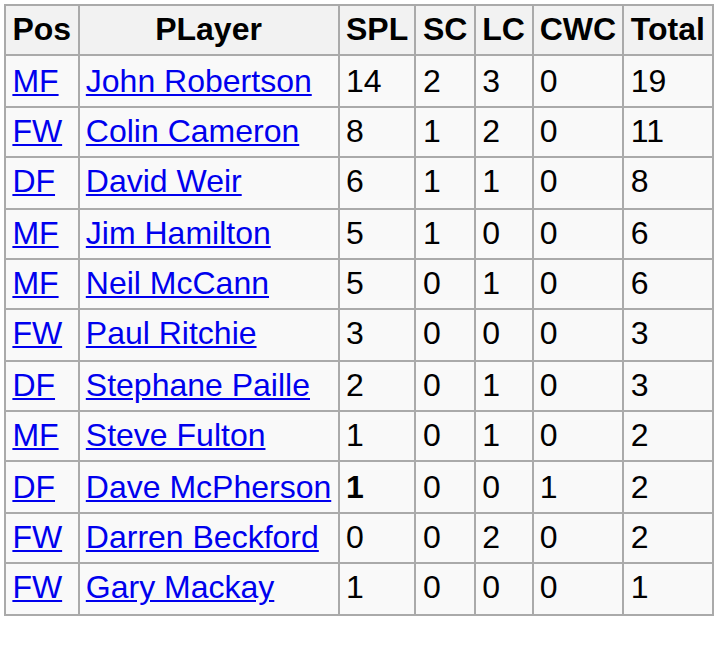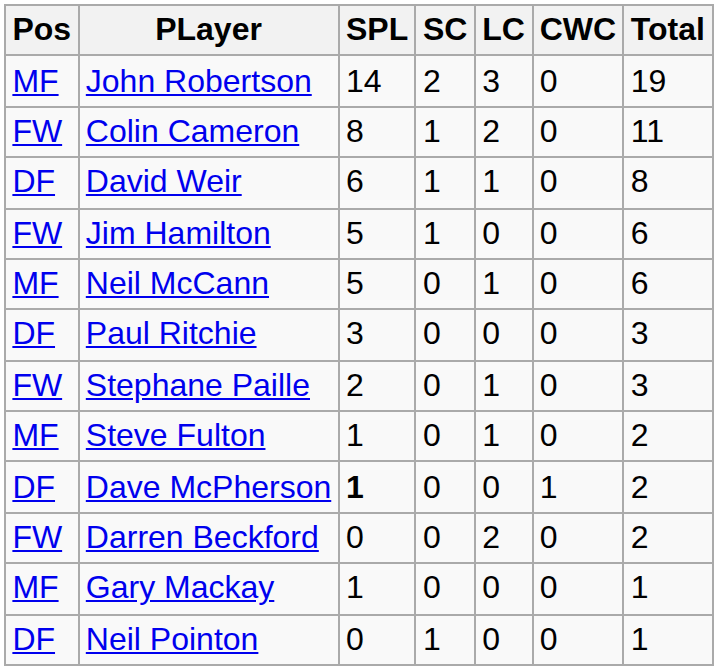(35, 232) MF -> (37, 232) FW
(37, 334) FW -> (34, 334) DF
(34, 385) DF -> (37, 385) FW
(37, 588) FW -> (35, 588) MF
+ row: (172, 638)
